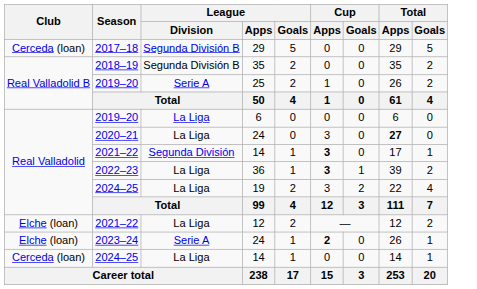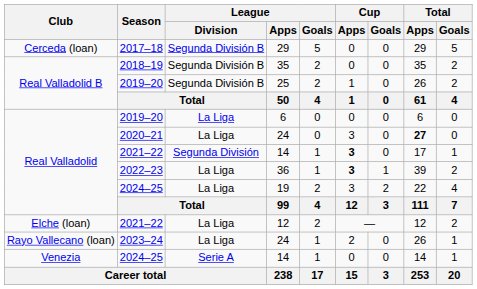(191, 83) Serie A -> (216, 83) Segunda División B
(49, 240) Elche (loan) -> (61, 240) Rayo Vallecano (loan)
(191, 240) Serie A -> (216, 240) La Liga
(327, 240) bold -> (352, 240) normal
(49, 258) Cerceda (loan) -> (61, 258) Venezia
(191, 258) La Liga -> (216, 258) Serie A
